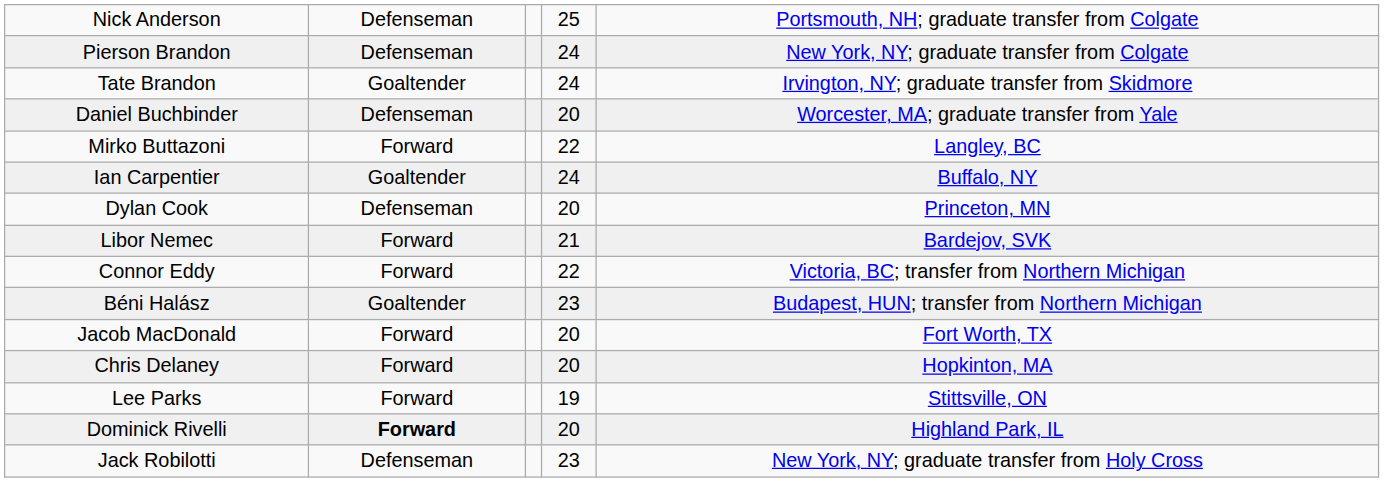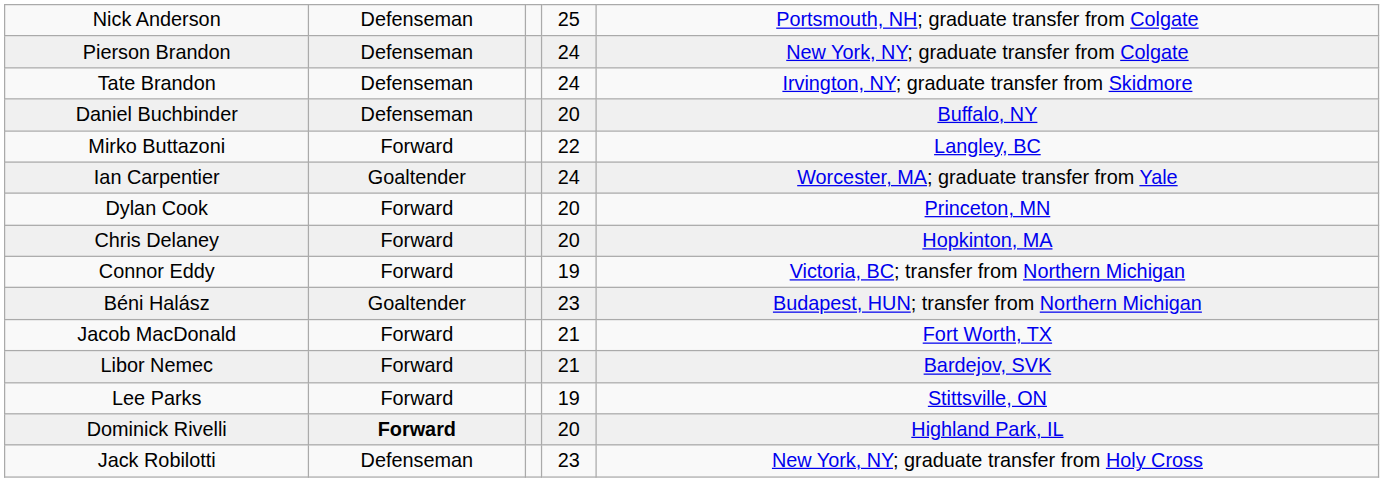(417, 83) Goaltender -> (417, 83) Defenseman
(987, 114) Worcester, MA; graduate transfer from Yale -> (987, 114) Buffalo, NY
(987, 177) Buffalo, NY -> (987, 177) Worcester, MA; graduate transfer from Yale
(417, 209) Defenseman -> (417, 209) Forward
rows swapped: (157, 366) <-> (157, 240)
(569, 271) 22 -> (569, 271) 19
(569, 334) 20 -> (569, 334) 21
